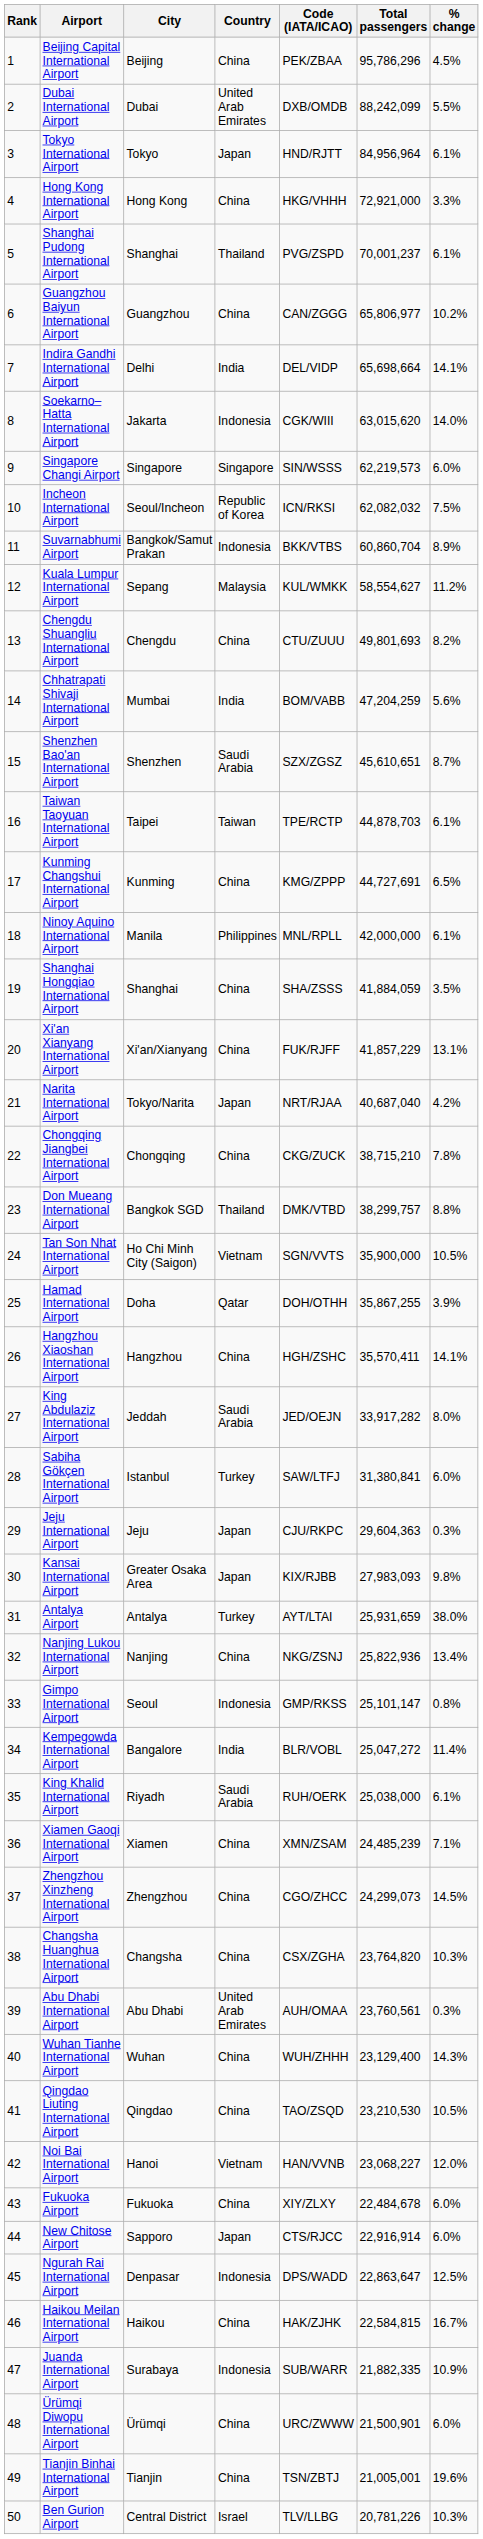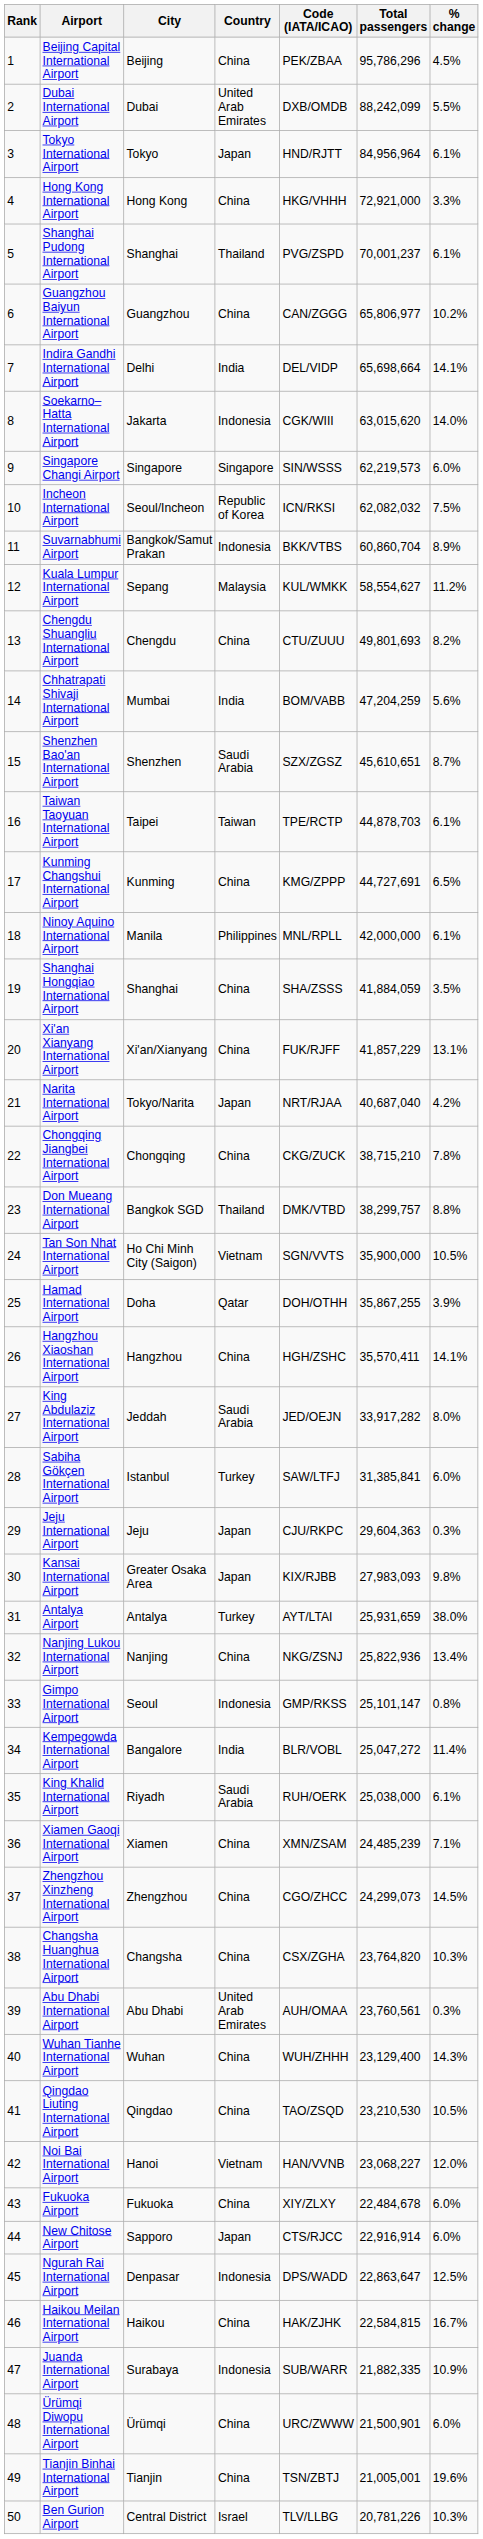(390, 1477) 31,380,841 -> (390, 1477) 31,385,841
